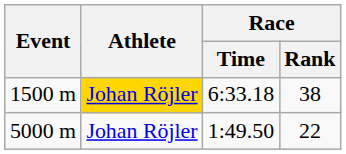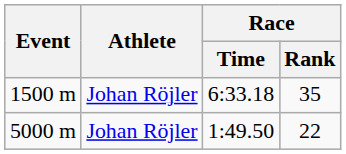(142, 95) gold background -> (142, 95) no background
(310, 95) 38 -> (310, 95) 35
